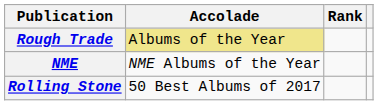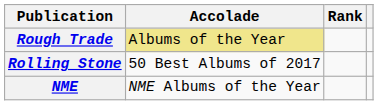rows swapped: (65, 64) <-> (65, 88)
